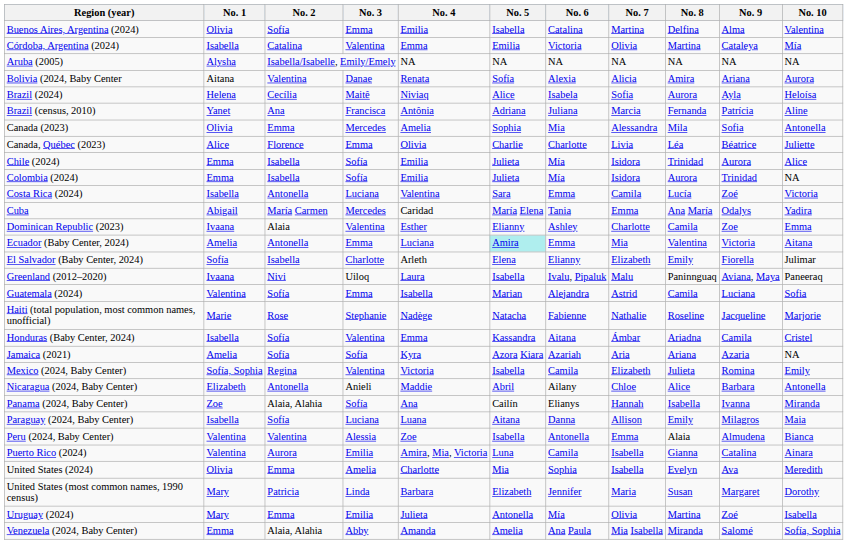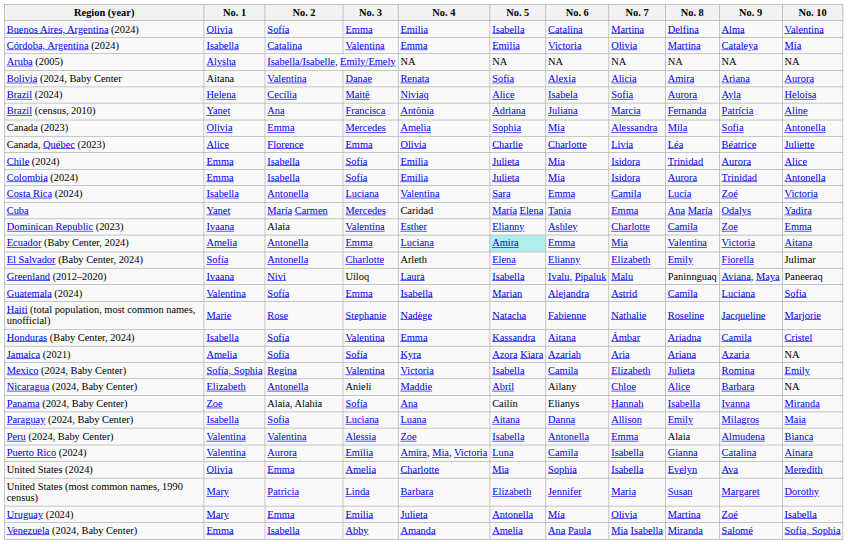(792, 177) NA -> (805, 177) Antonella
(222, 210) Abigail -> (218, 210) Yanet
(284, 260) Isabella -> (288, 260) Antonella
(805, 387) Antonella -> (792, 387) NA
(295, 530) Alaia, Alahia -> (284, 530) Isabella
